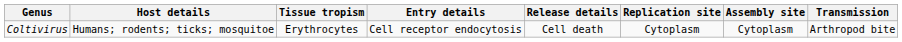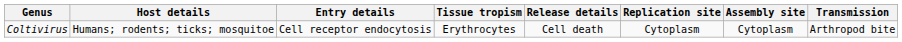columns swapped: (322, 13) <-> (446, 13)
